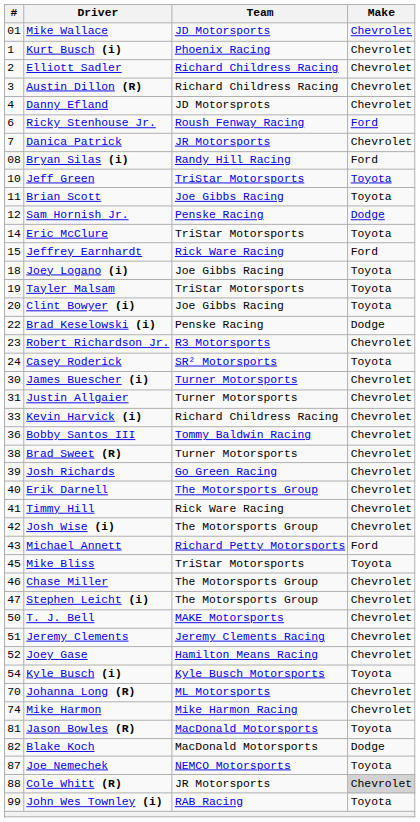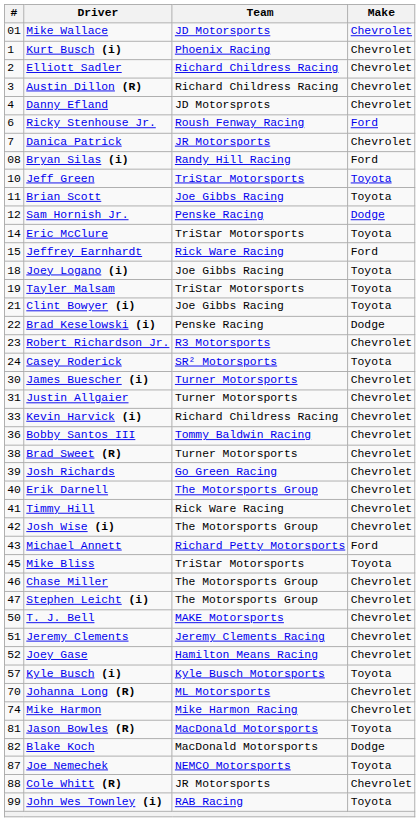(14, 307) 20 -> (14, 307) 21
(14, 674) 54 -> (14, 674) 57
(381, 784) lightgrey background -> (381, 784) no background
